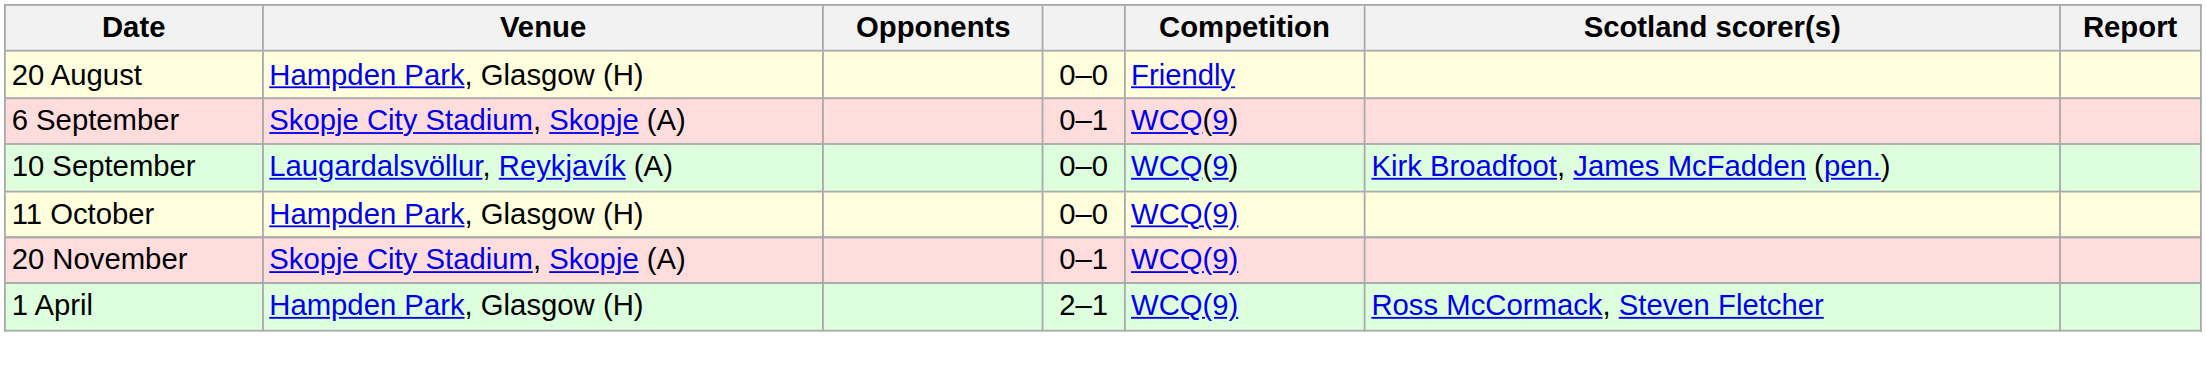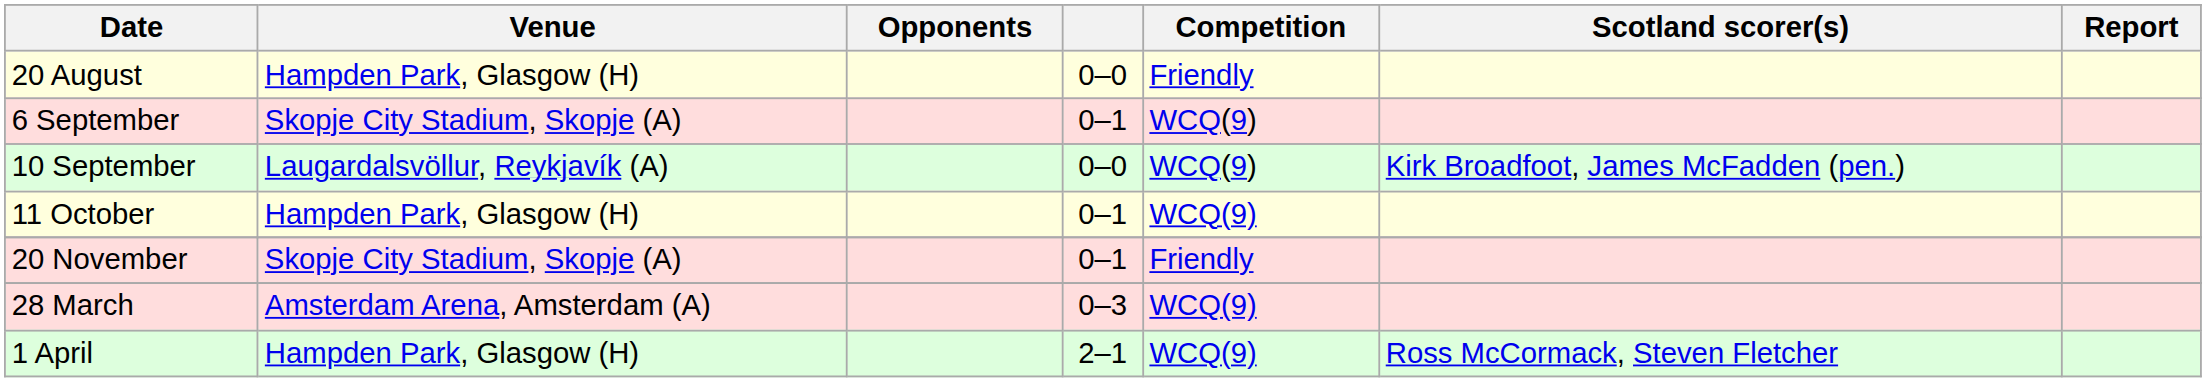(1084, 213) 0–0 -> (1103, 213) 0–1
(1185, 259) WCQ(9) -> (1201, 259) Friendly
+ row: (73, 306)
